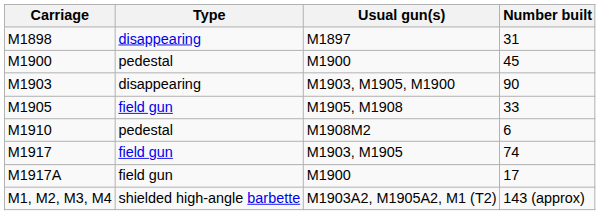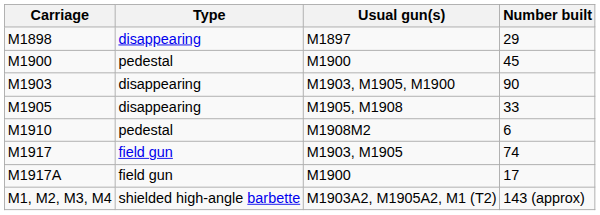(511, 38) 31 -> (511, 38) 29
(146, 107) field gun -> (160, 107) disappearing
